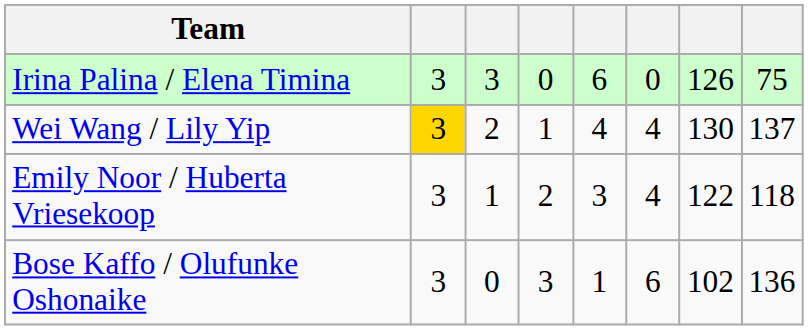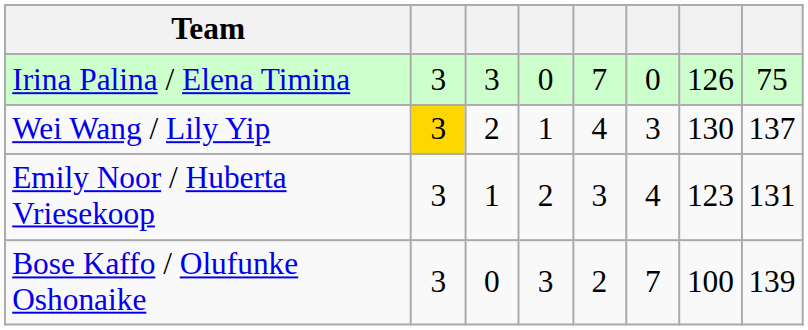(599, 79) 6 -> (599, 79) 7
(653, 128) 4 -> (653, 128) 3
(710, 196) 122 -> (710, 196) 123
(772, 196) 118 -> (772, 196) 131
(599, 281) 1 -> (599, 281) 2
(653, 281) 6 -> (653, 281) 7
(710, 281) 102 -> (710, 281) 100
(772, 281) 136 -> (772, 281) 139
